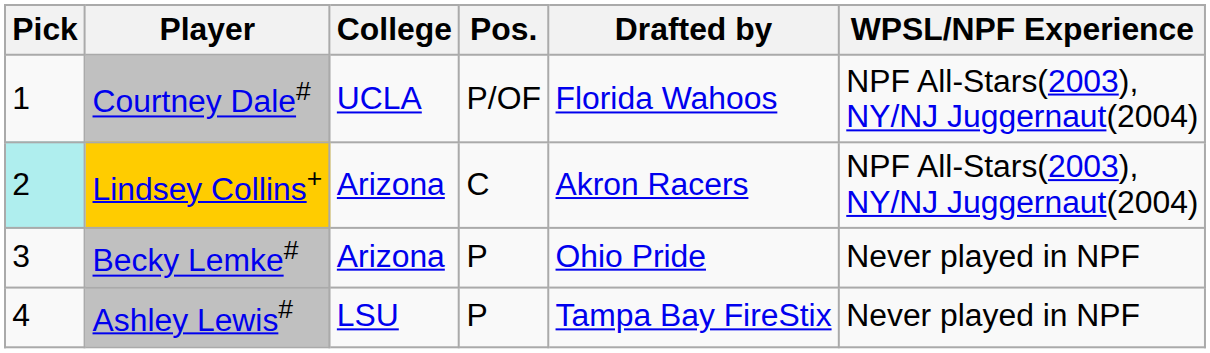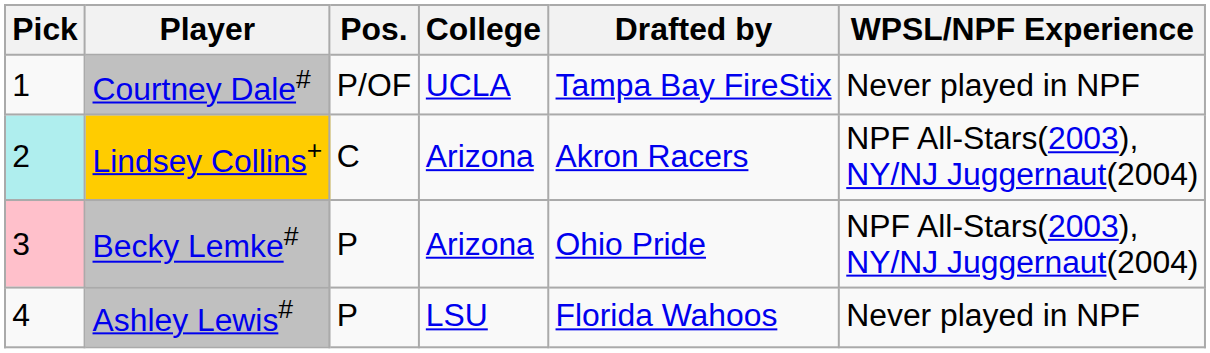columns swapped: (504, 29) <-> (394, 29)
(666, 98) Florida Wahoos -> (694, 84) Tampa Bay FireStix
(1022, 98) NPF All-Stars(2003), NY/NJ Juggernaut(2004) -> (993, 84) Never played in NPF
(21, 257) no background -> (21, 243) pink background
(993, 257) Never played in NPF -> (1022, 243) NPF All-Stars(2003), NY/NJ Juggernaut(2004)
(694, 316) Tampa Bay FireStix -> (666, 316) Florida Wahoos
